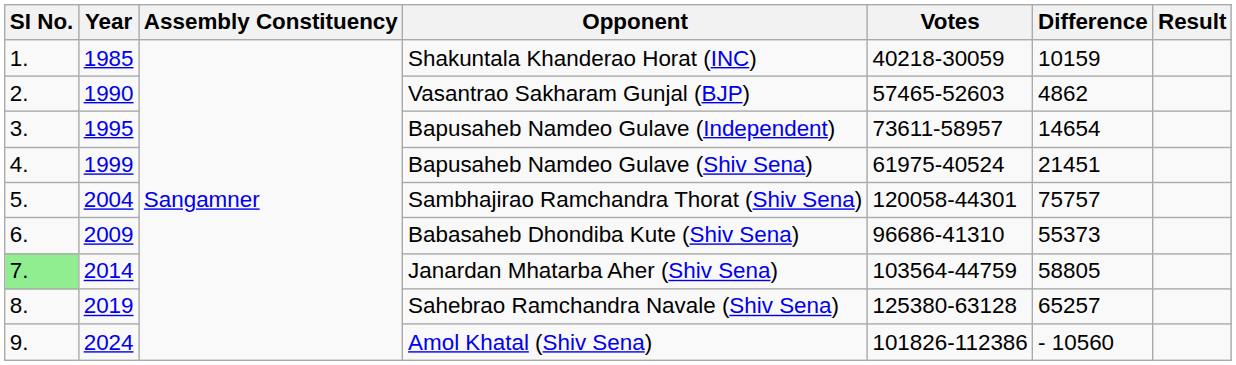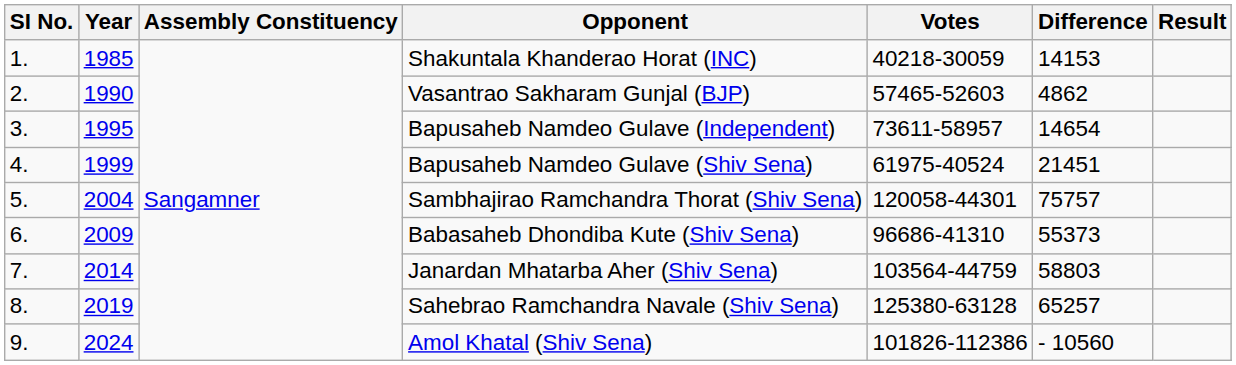(1069, 57) 10159 -> (1069, 57) 14153
(19, 270) lightgreen background -> (19, 270) no background
(1069, 270) 58805 -> (1069, 270) 58803
